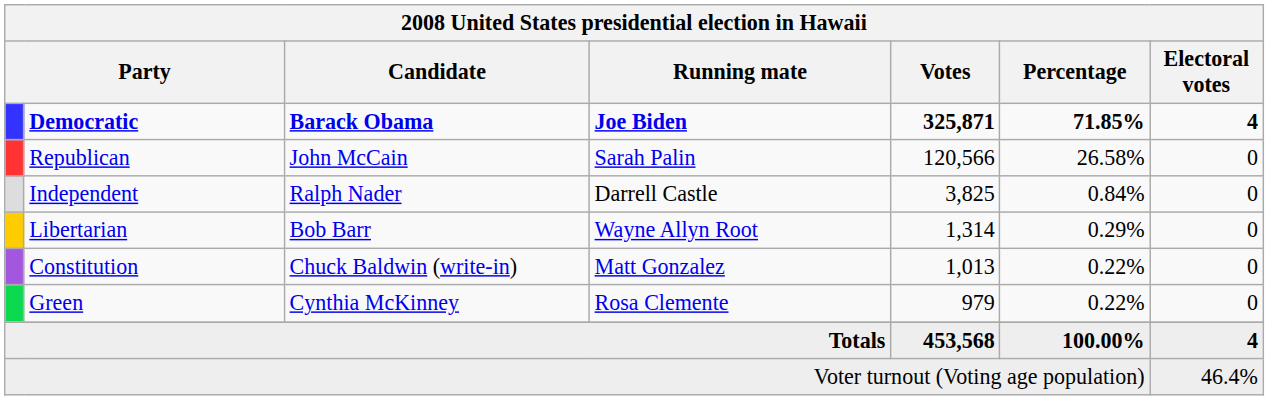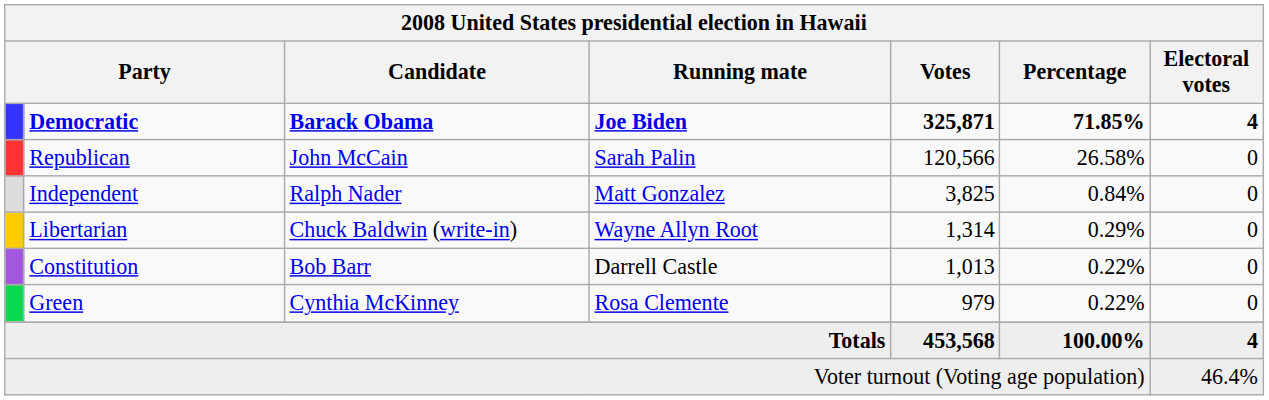(656, 194) Darrell Castle -> (660, 194) Matt Gonzalez
(330, 230) Bob Barr -> (403, 230) Chuck Baldwin (write-in)
(403, 267) Chuck Baldwin (write-in) -> (330, 267) Bob Barr
(660, 267) Matt Gonzalez -> (656, 267) Darrell Castle
